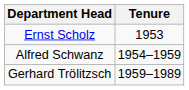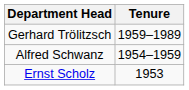rows swapped: (60, 34) <-> (60, 74)
